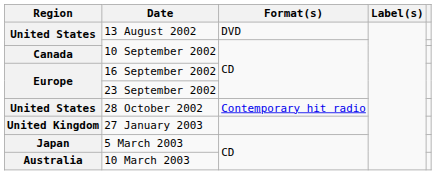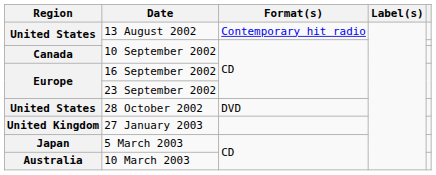(231, 31) DVD -> (294, 31) Contemporary hit radio
(294, 108) Contemporary hit radio -> (231, 108) DVD
